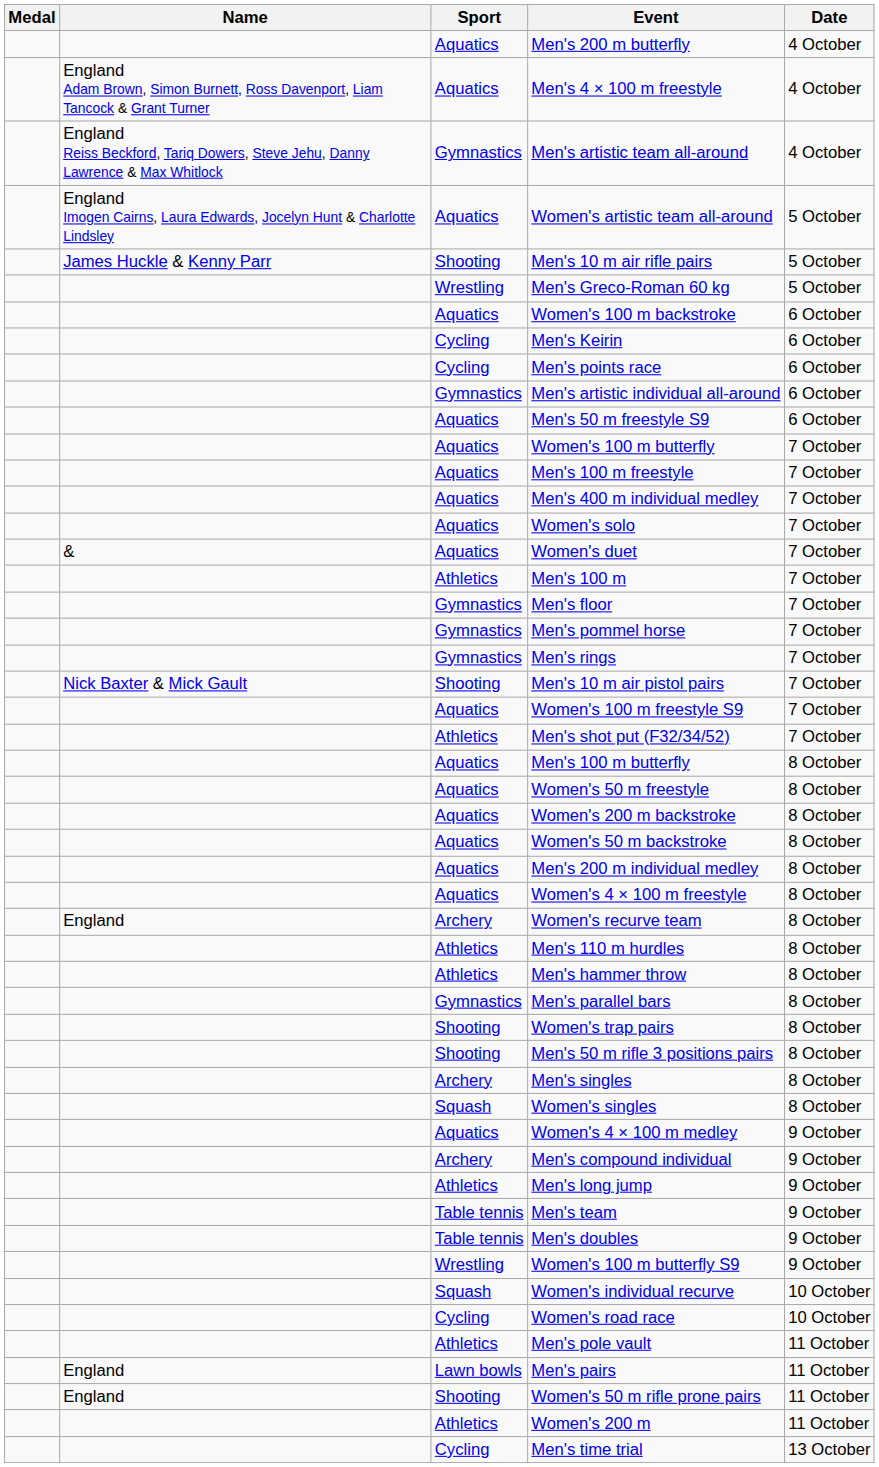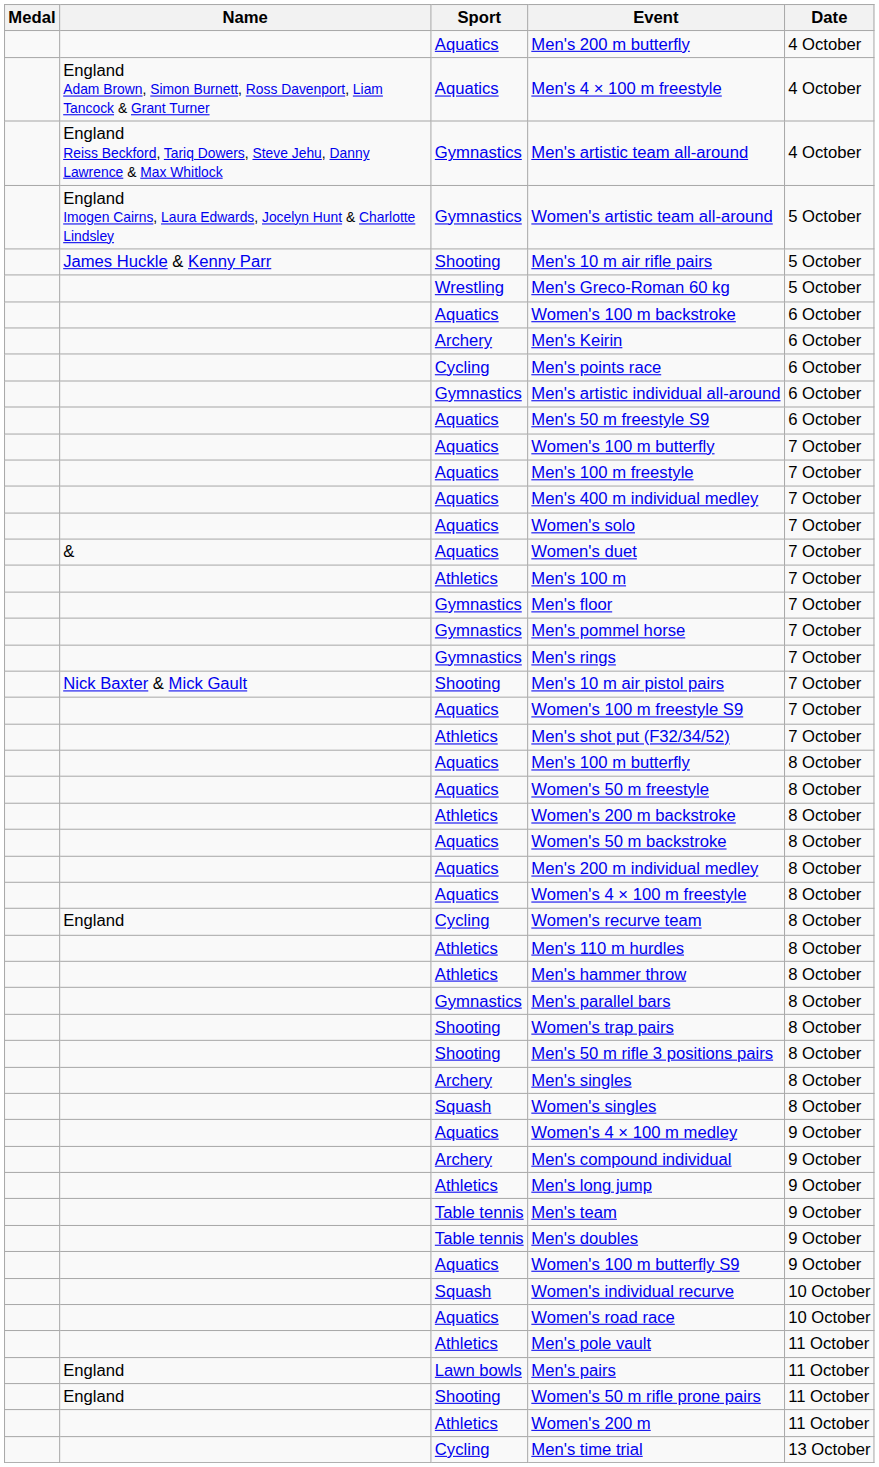(467, 216) Aquatics -> (478, 216) Gymnastics
(462, 341) Cycling -> (464, 341) Archery
(467, 816) Aquatics -> (466, 816) Athletics
(464, 921) Archery -> (462, 921) Cycling
(469, 1264) Wrestling -> (467, 1264) Aquatics
(462, 1317) Cycling -> (467, 1317) Aquatics
